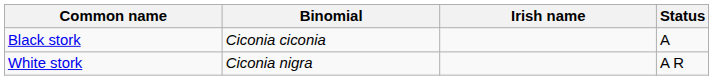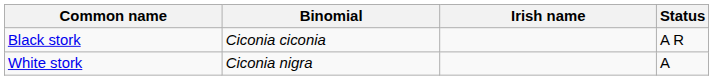(665, 39) A -> (672, 39) A R
(672, 63) A R -> (665, 63) A
